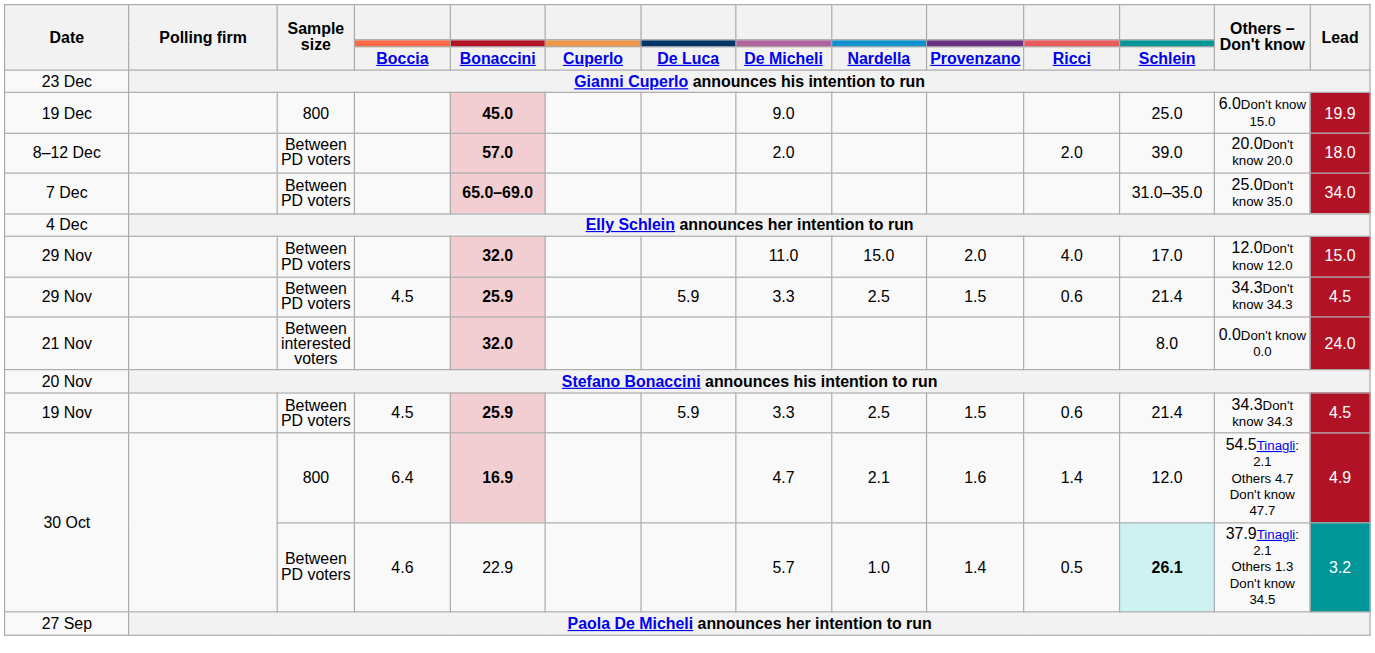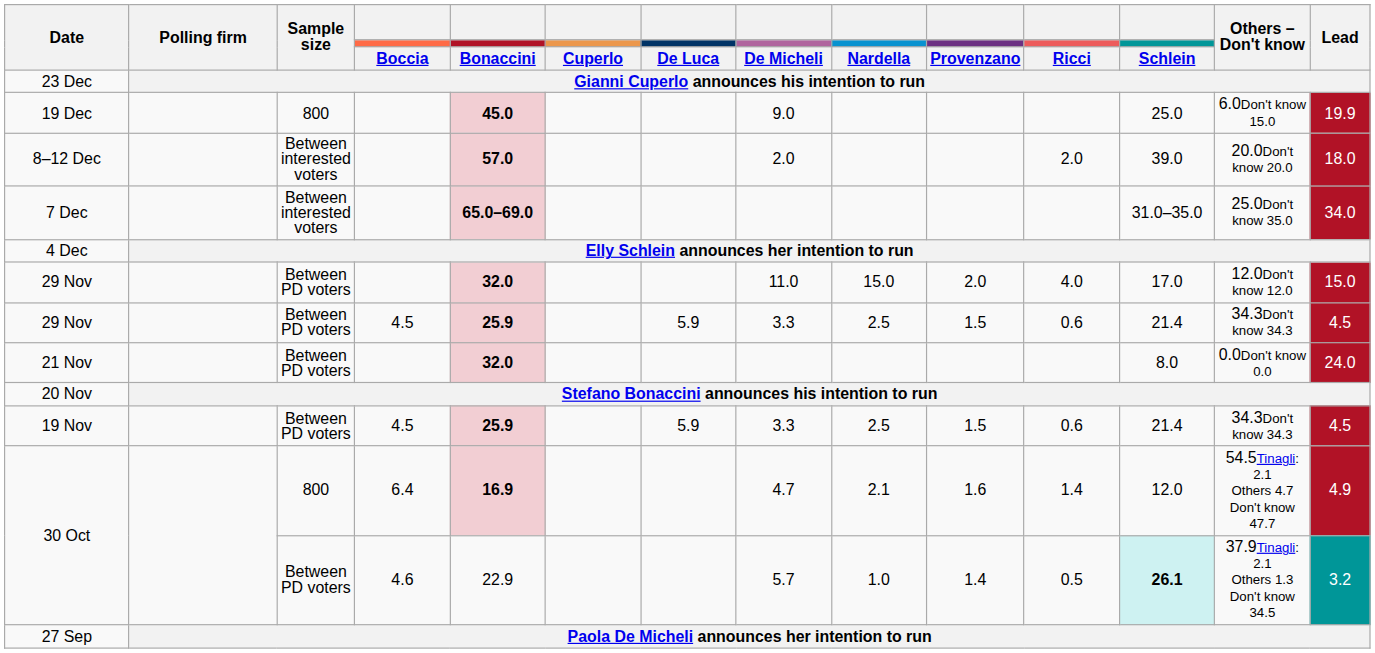(316, 153) Between PD voters -> (316, 159) Between interested voters
(316, 193) Between PD voters -> (316, 212) Between interested voters
(316, 343) Between interested voters -> (316, 362) Between PD voters
